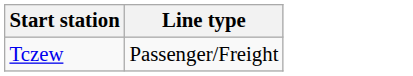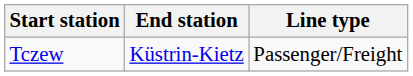+ column: (187, 20)
